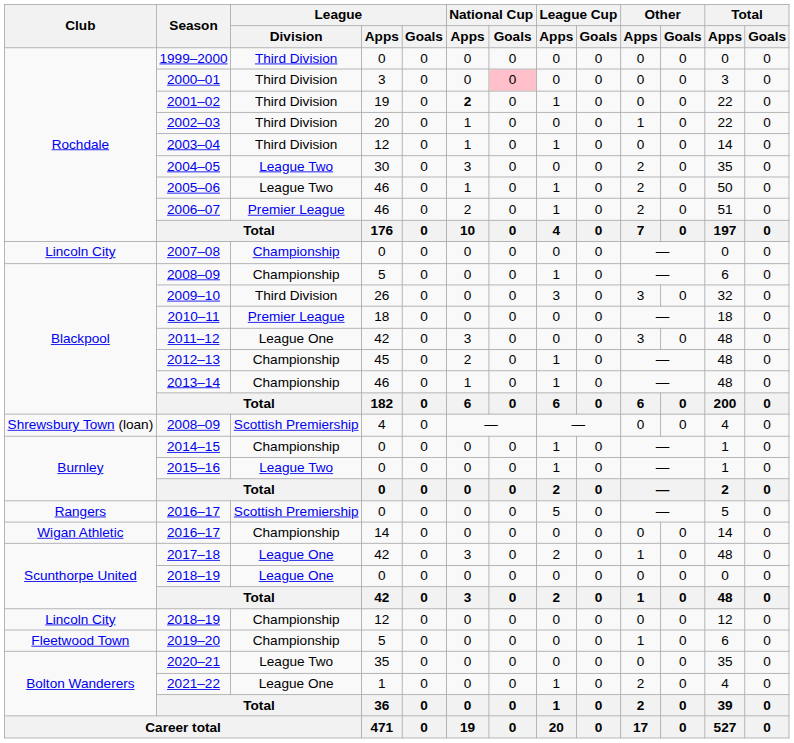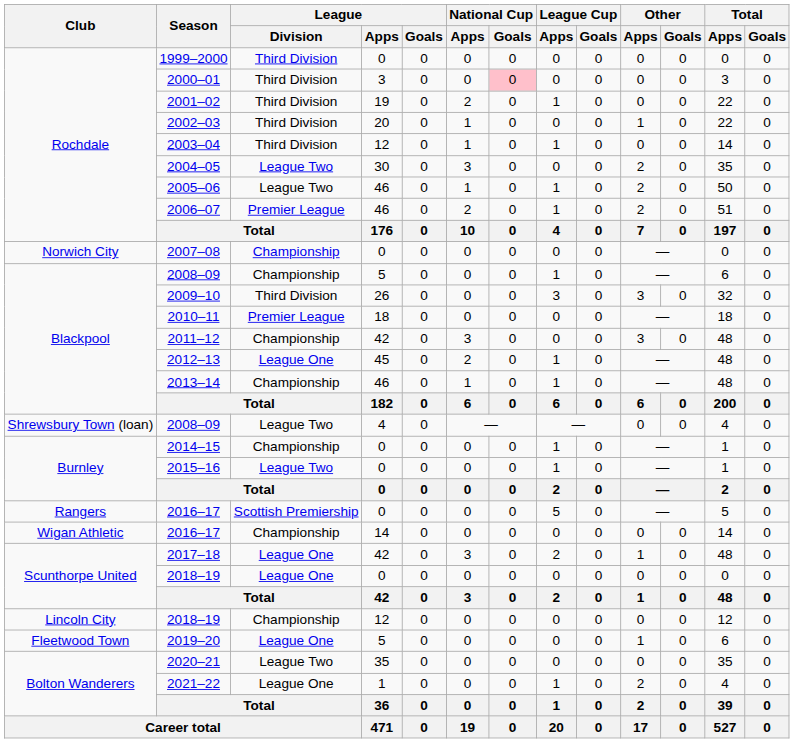(468, 101) bold -> (468, 101) normal
(80, 252) Lincoln City -> (80, 252) Norwich City
(296, 338) League One -> (296, 338) Championship
(296, 360) Championship -> (296, 360) League One
(296, 425) Scottish Premiership -> (296, 425) League Two
(296, 640) Championship -> (296, 640) League One
